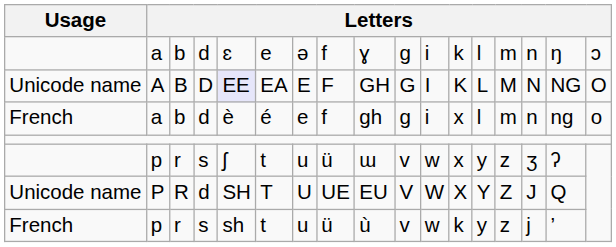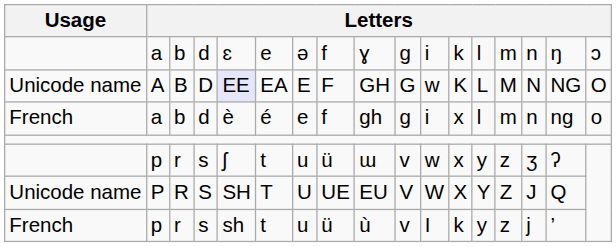(428, 85) I -> (432, 85) w
(204, 192) d -> (205, 192) S
(432, 225) w -> (428, 225) I
